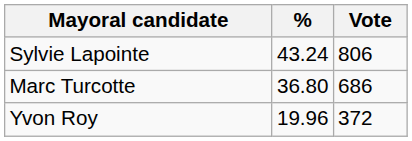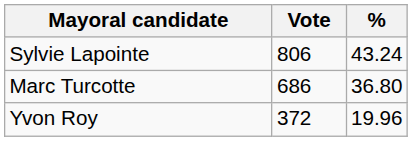columns swapped: (370, 20) <-> (303, 20)
